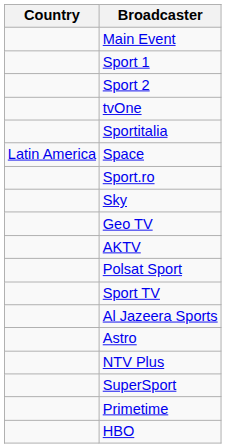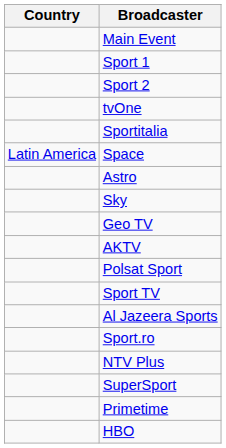rows swapped: (120, 339) <-> (129, 177)
